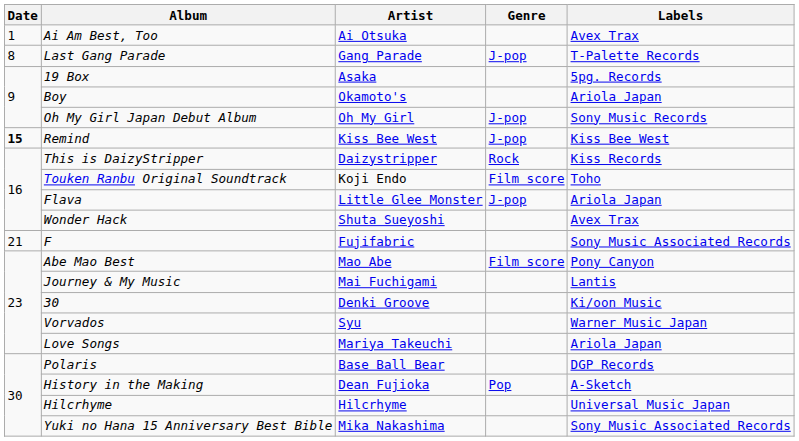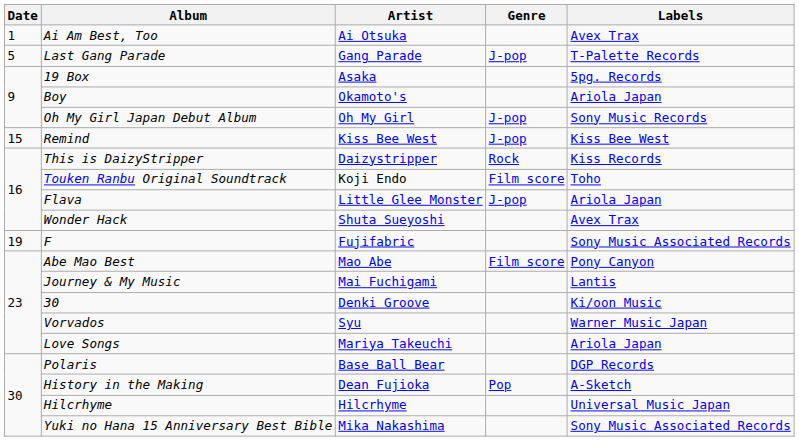(11, 56) 8 -> (11, 56) 5
(15, 138) bold -> (15, 138) normal
(15, 241) 21 -> (15, 241) 19
